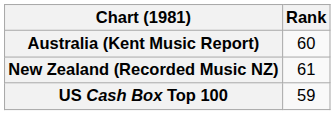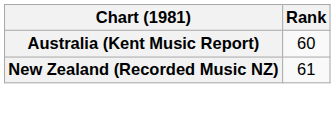- row: (143, 95)
